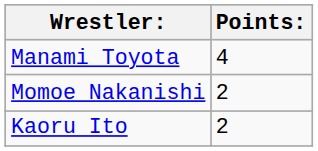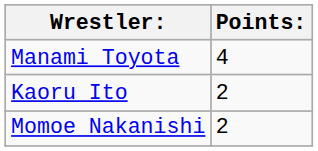rows swapped: (69, 128) <-> (108, 93)
